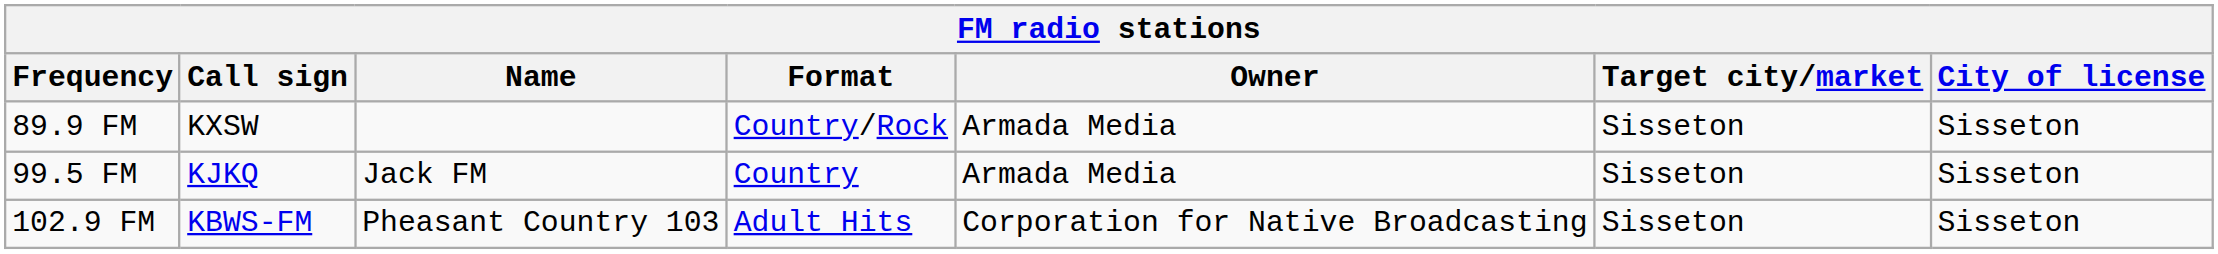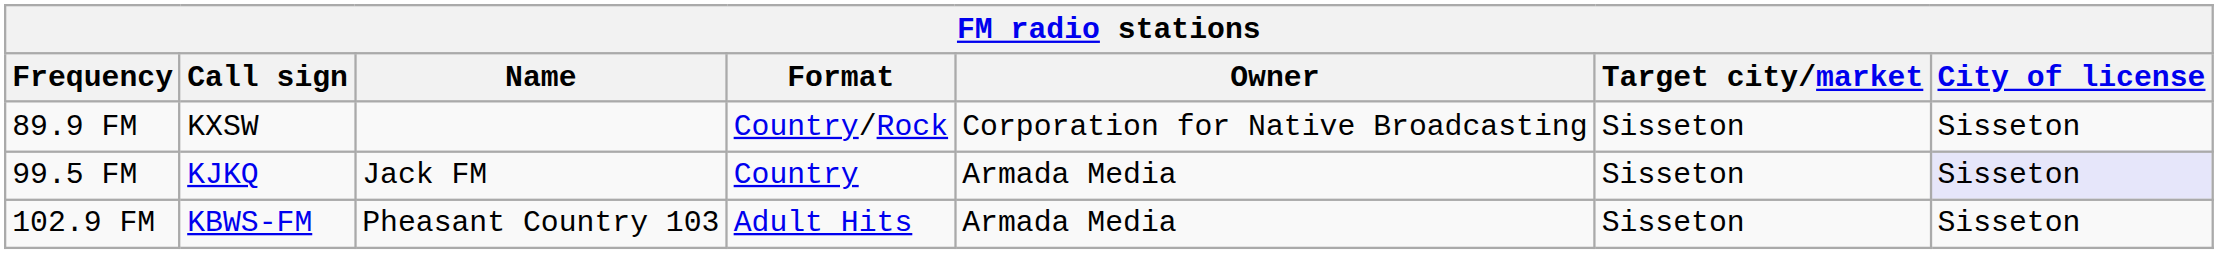(1069, 126) Armada Media -> (1275, 126) Corporation for Native Broadcasting
(2009, 175) no background -> (2009, 175) lavender background
(1275, 223) Corporation for Native Broadcasting -> (1069, 223) Armada Media
